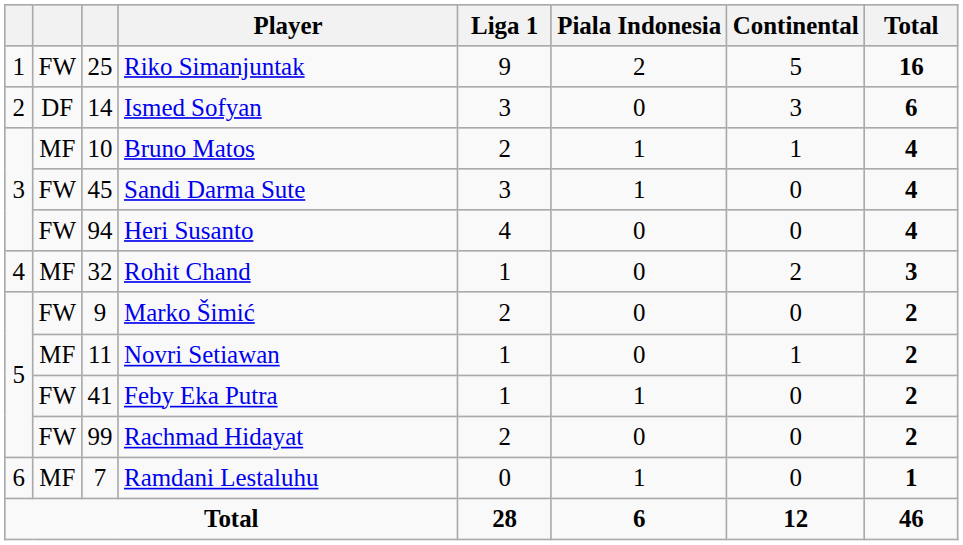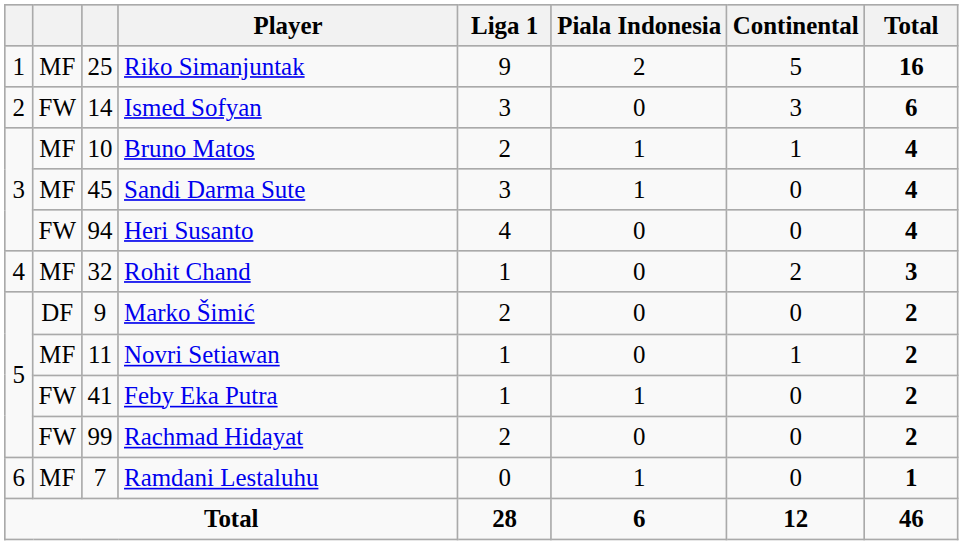(57, 66) FW -> (57, 66) MF
(57, 107) DF -> (57, 107) FW
(57, 189) FW -> (57, 189) MF
(57, 312) FW -> (57, 312) DF
